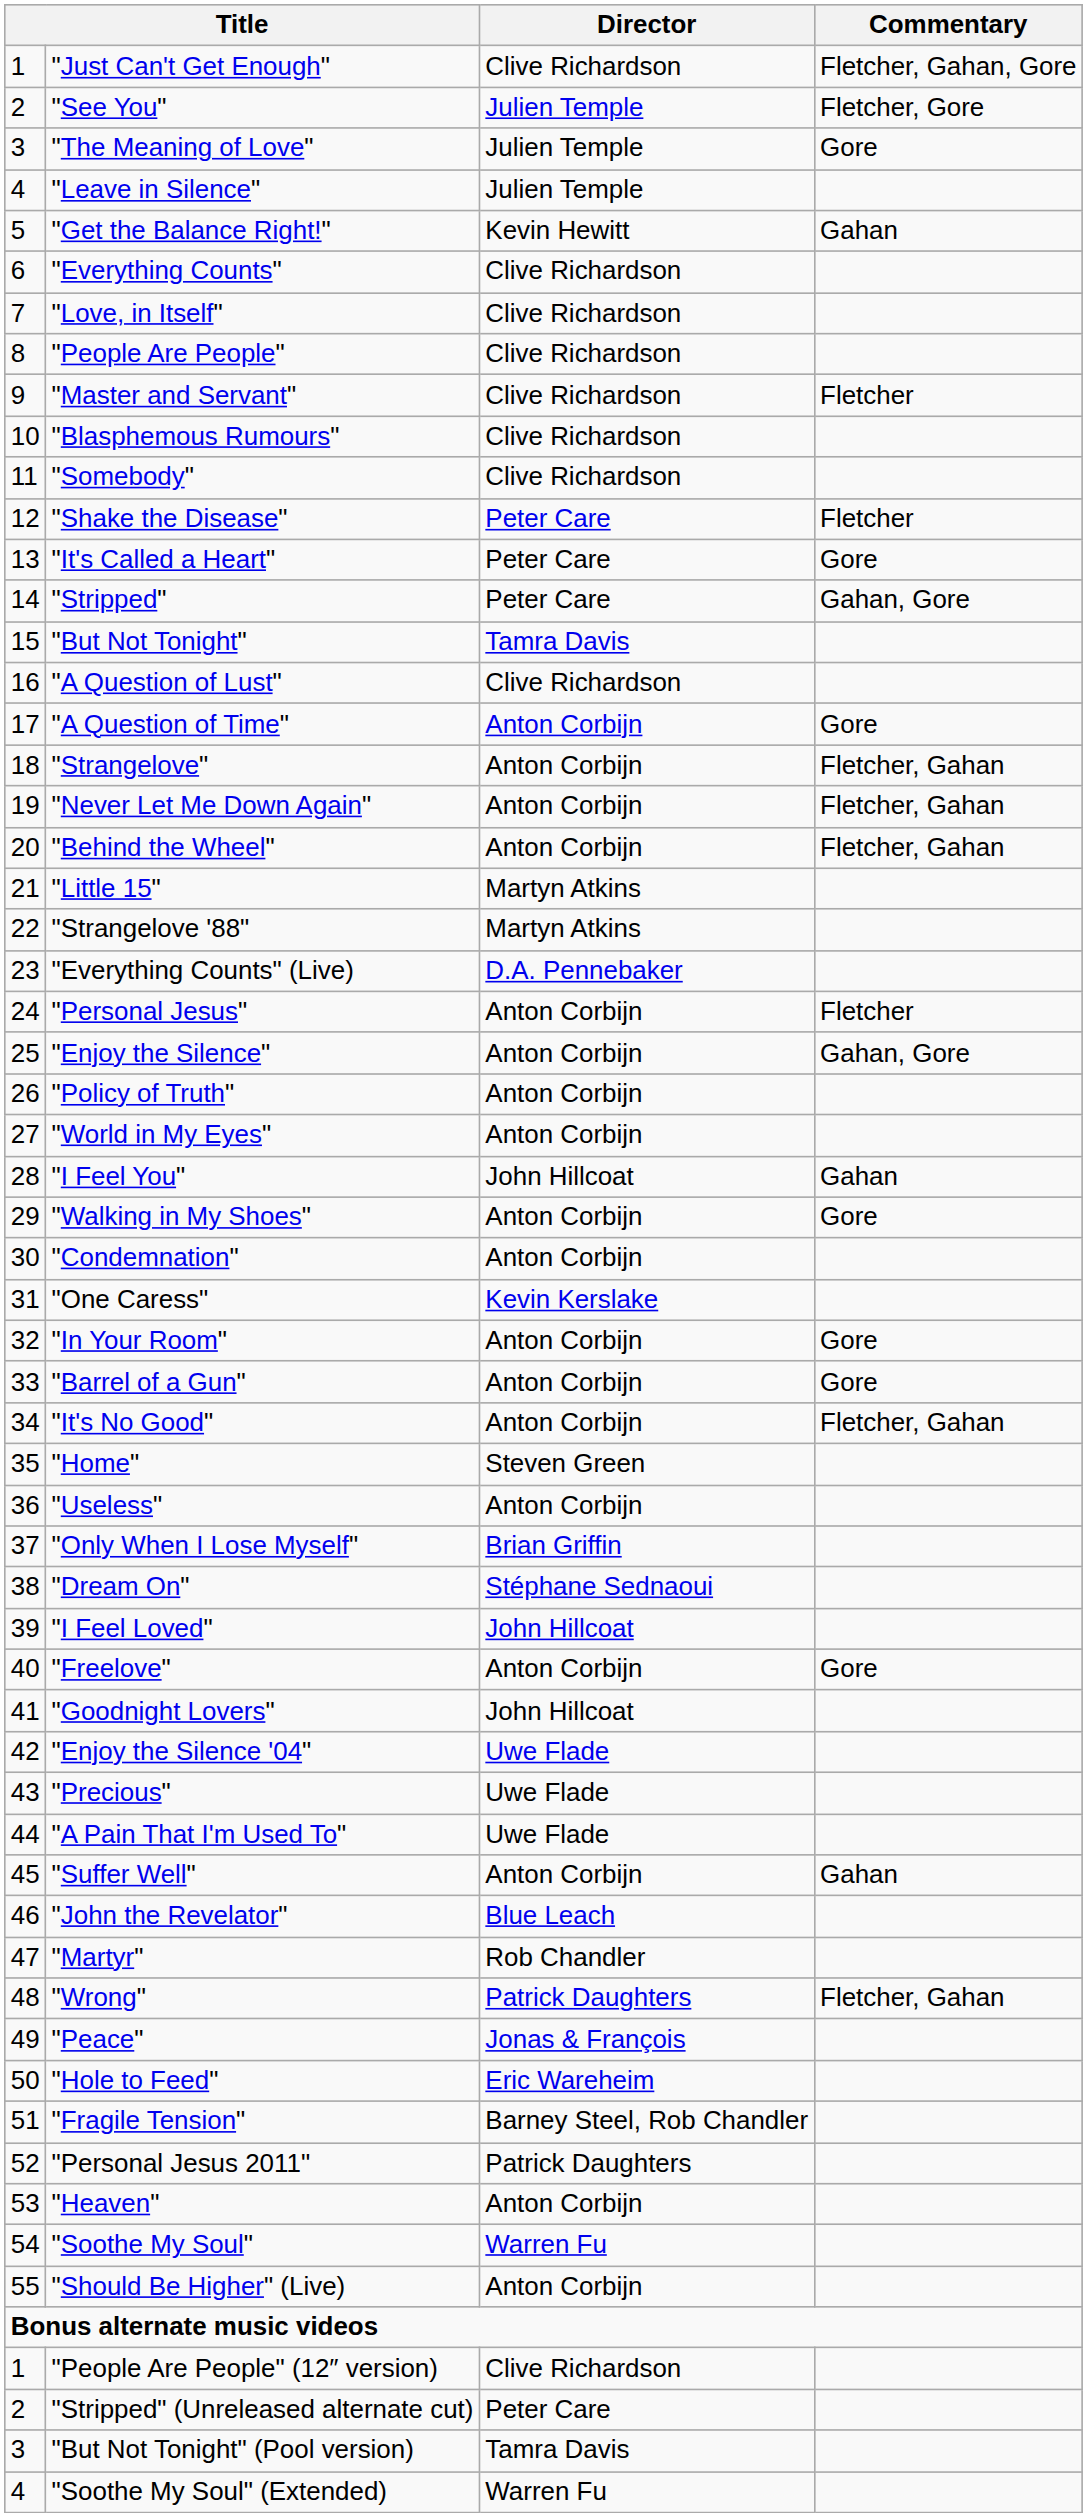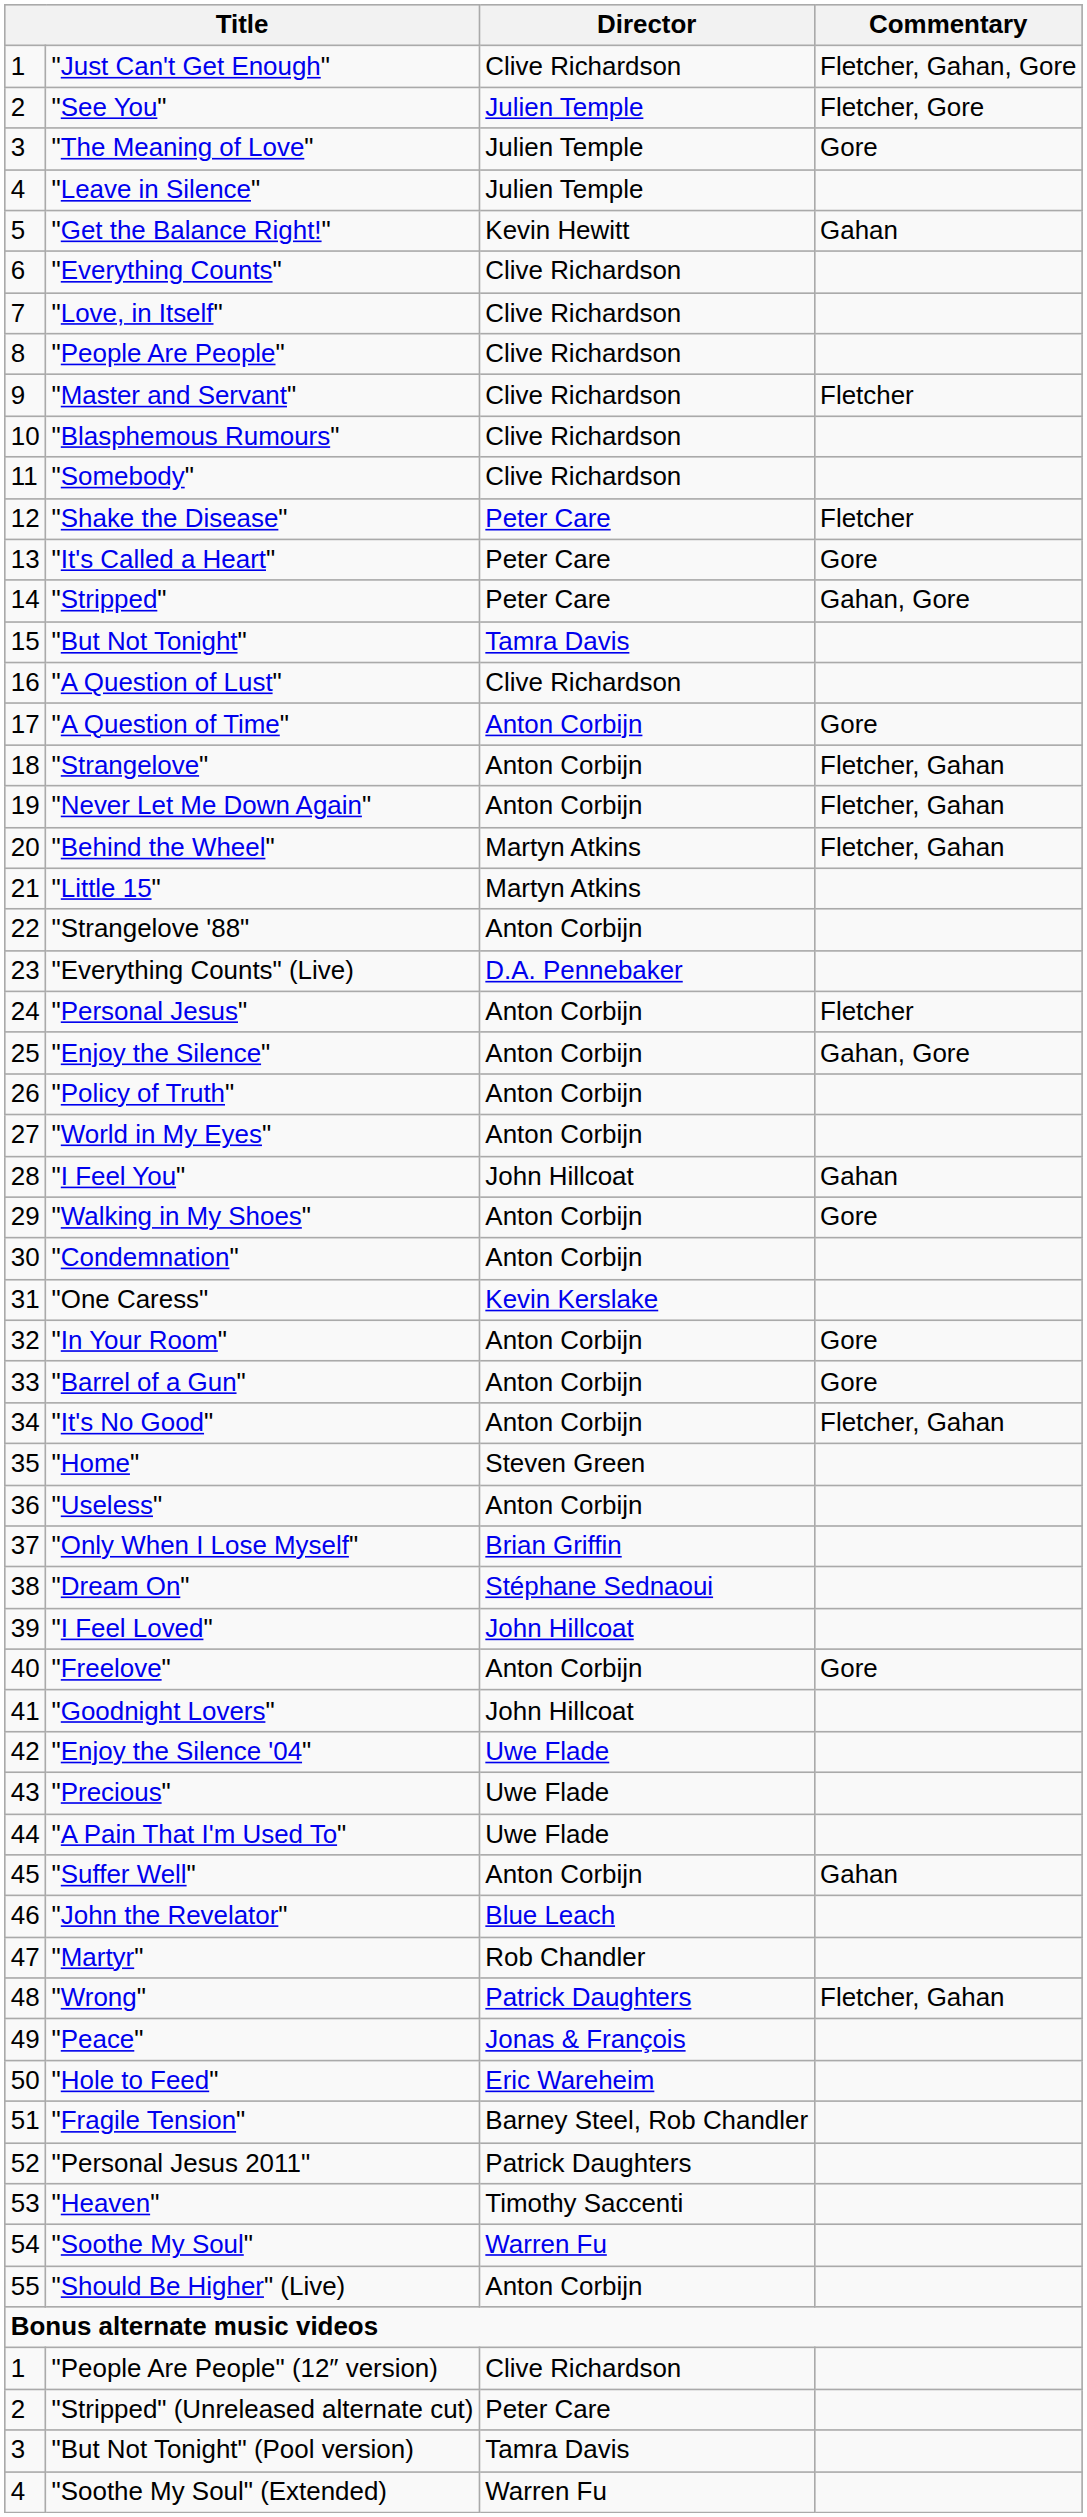(564, 847) Anton Corbijn -> (563, 847) Martyn Atkins
(563, 929) Martyn Atkins -> (564, 929) Anton Corbijn
(564, 2203) Anton Corbijn -> (584, 2203) Timothy Saccenti
